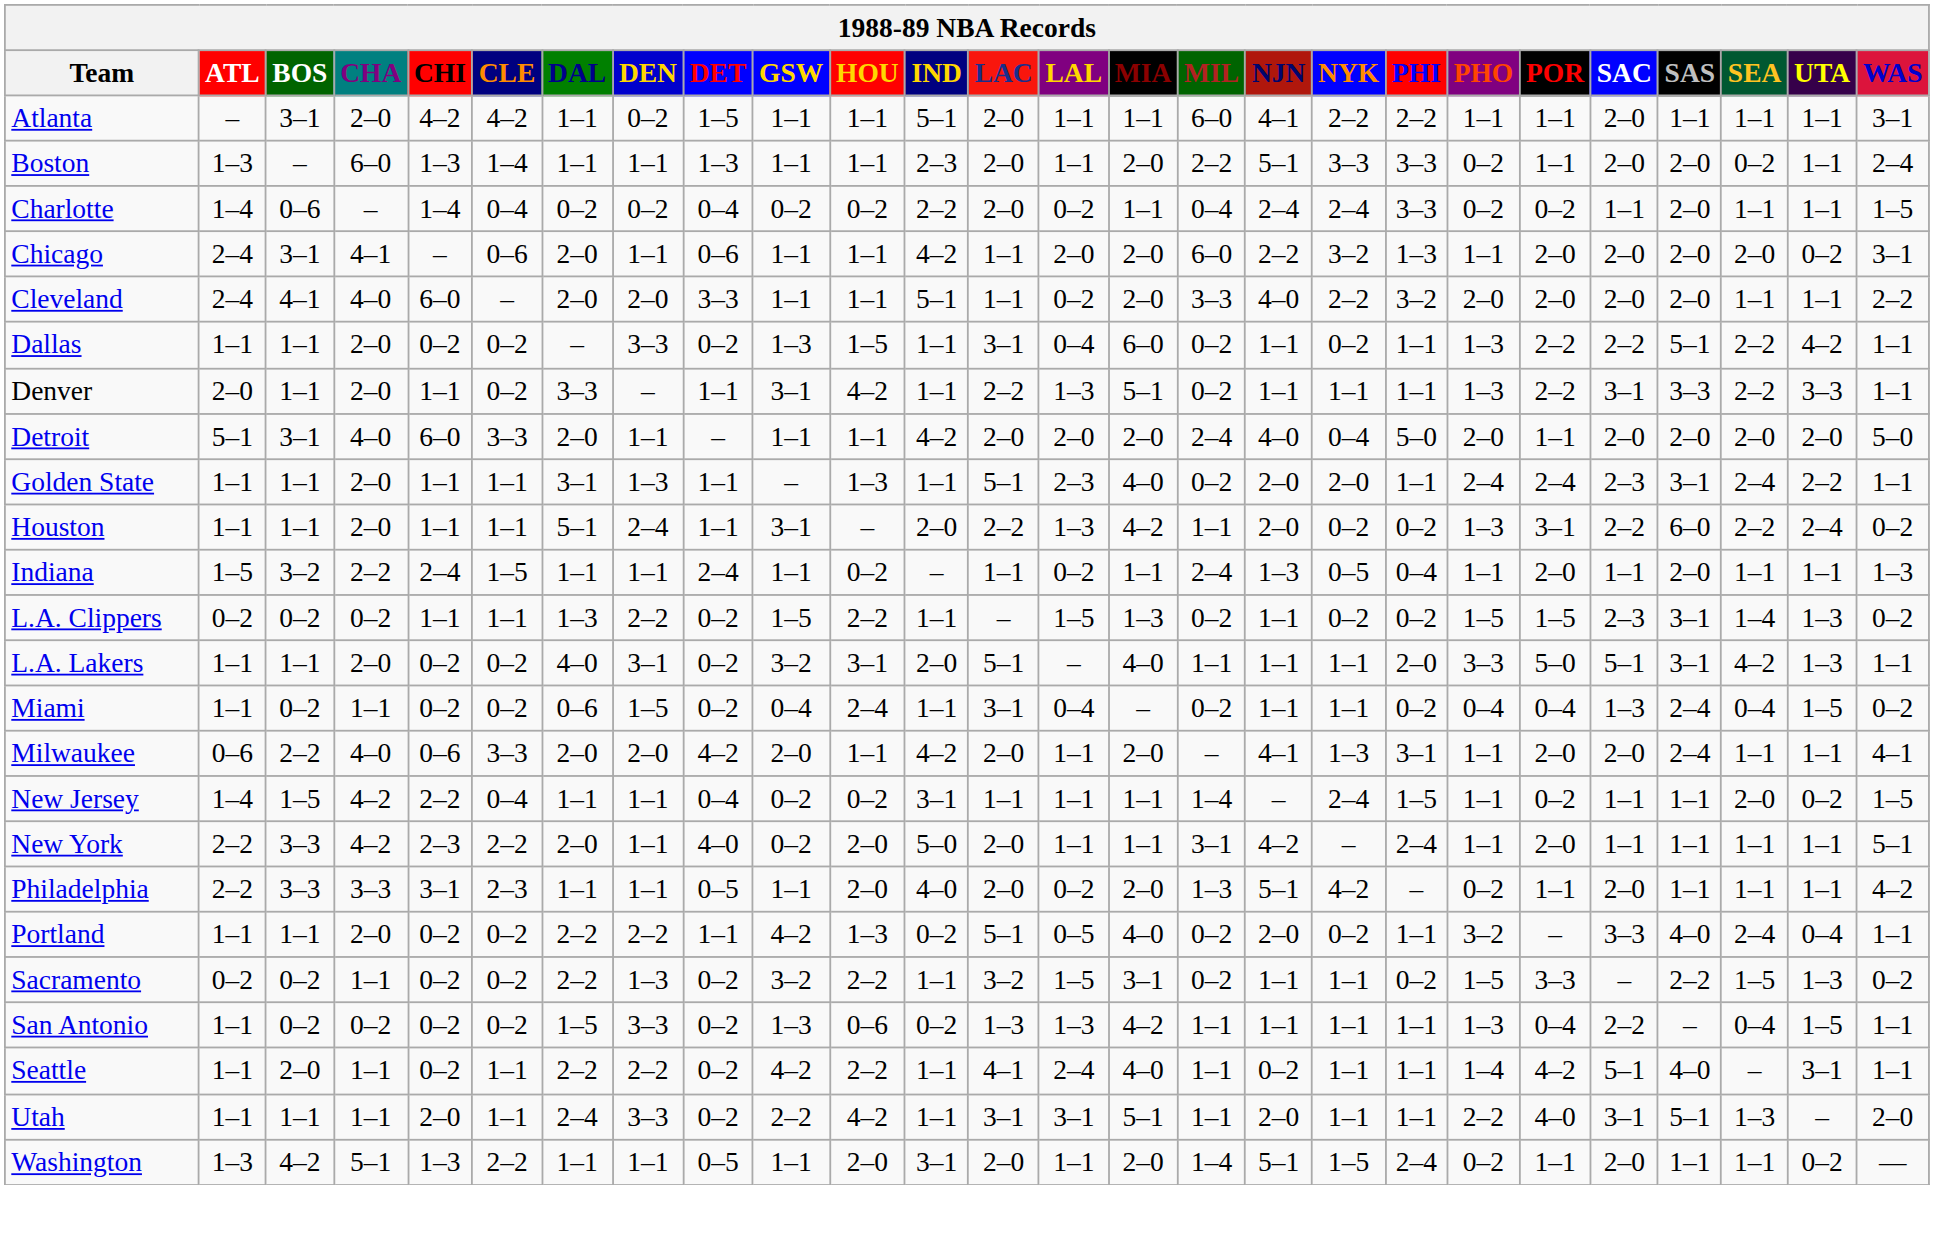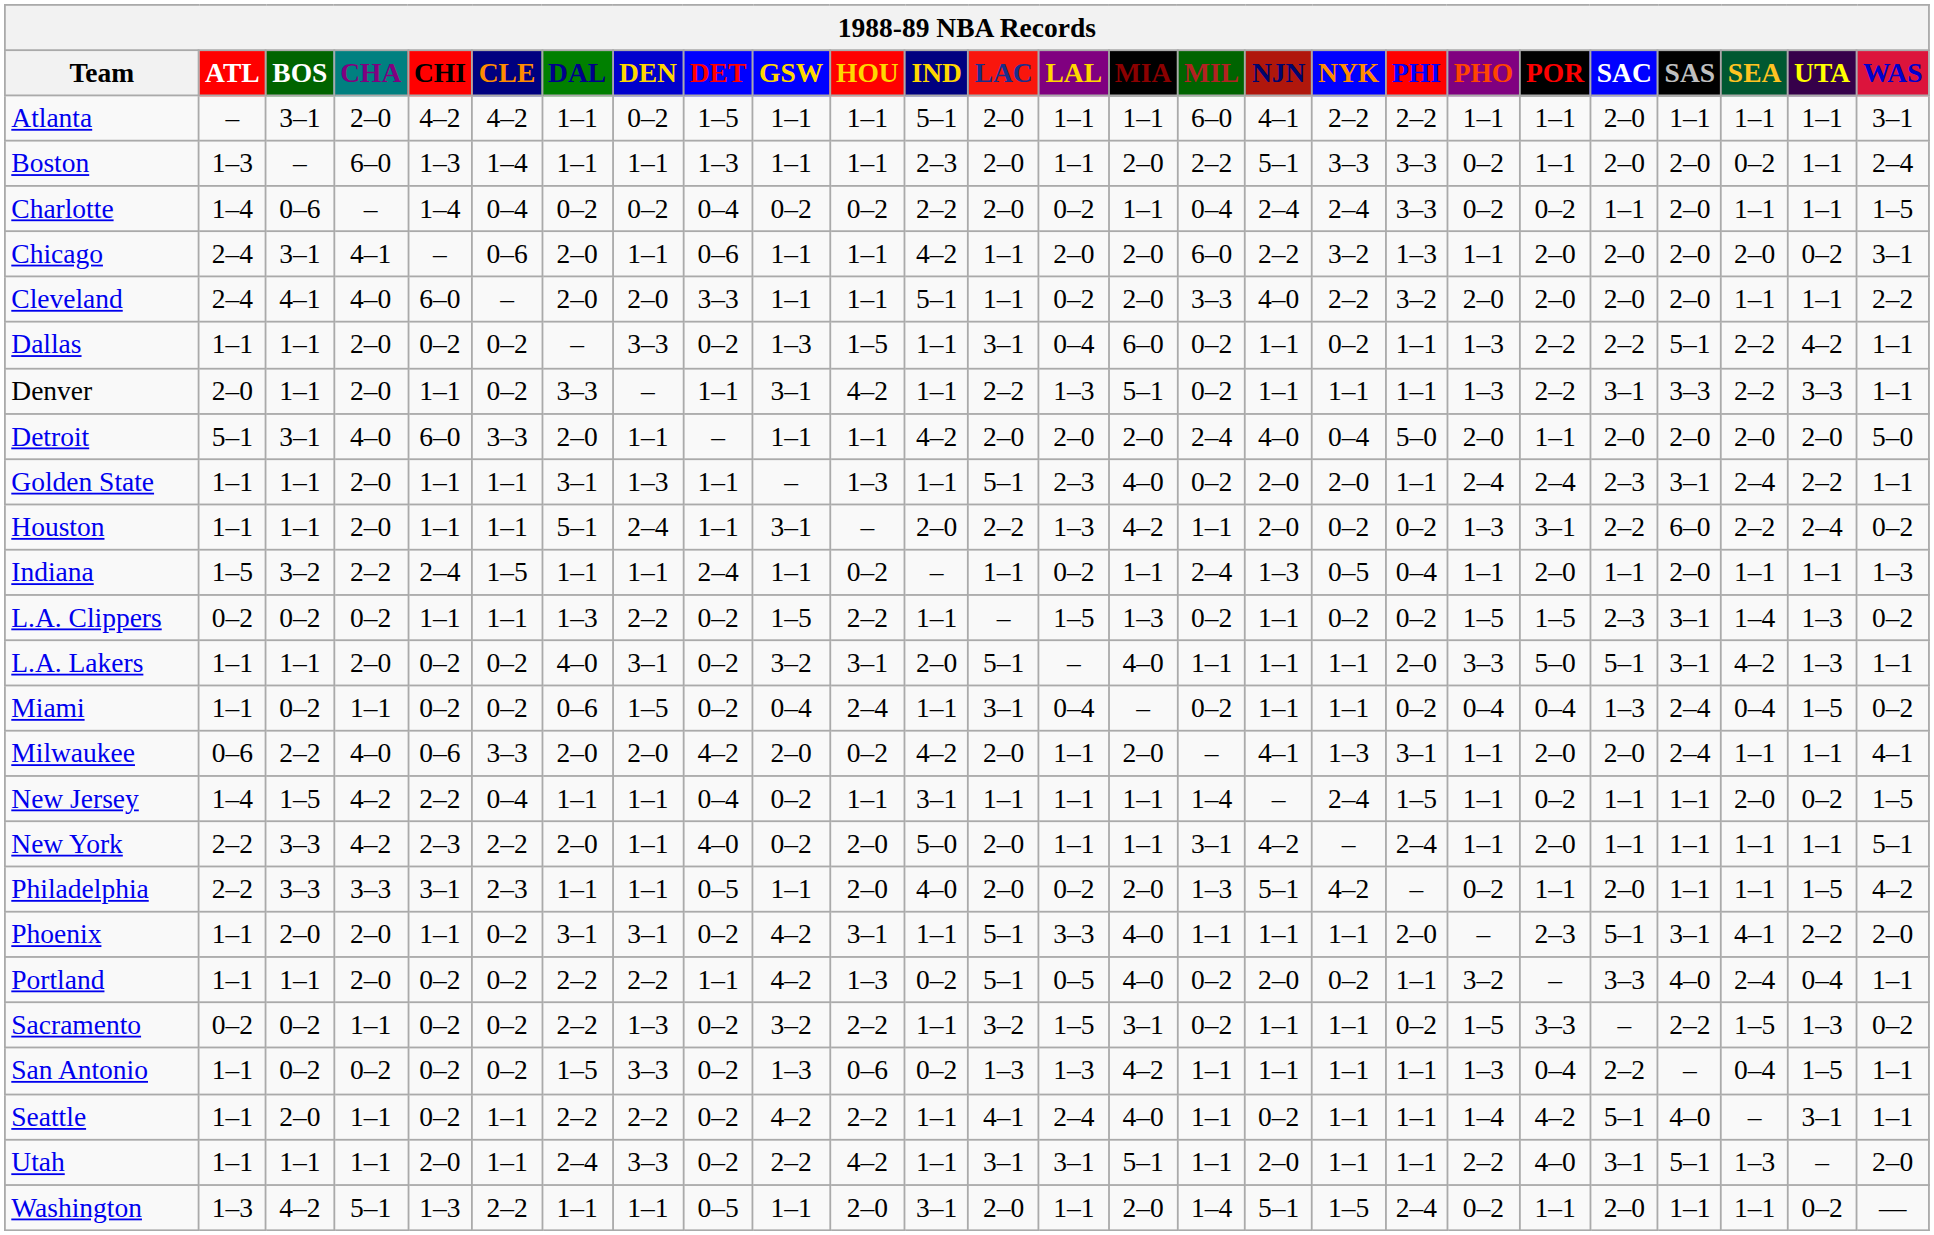(867, 753) 1–1 -> (867, 753) 0–2
(867, 798) 0–2 -> (867, 798) 1–1
(1822, 889) 1–1 -> (1822, 889) 1–5
+ row: (56, 934)
